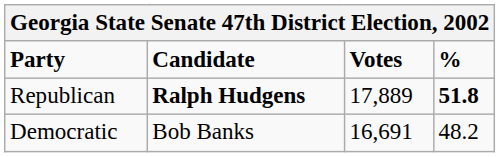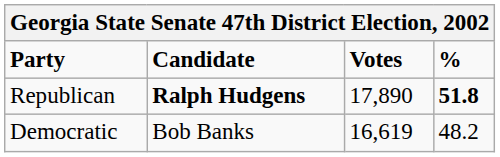(381, 95) 17,889 -> (381, 95) 17,890
(381, 132) 16,691 -> (381, 132) 16,619
